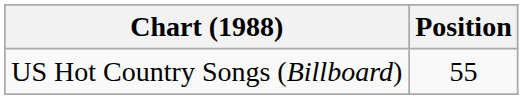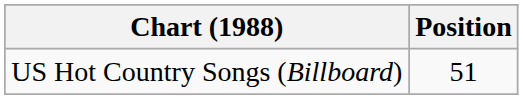(463, 71) 55 -> (463, 71) 51
